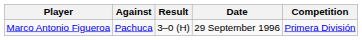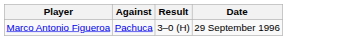- column: (320, 12)
